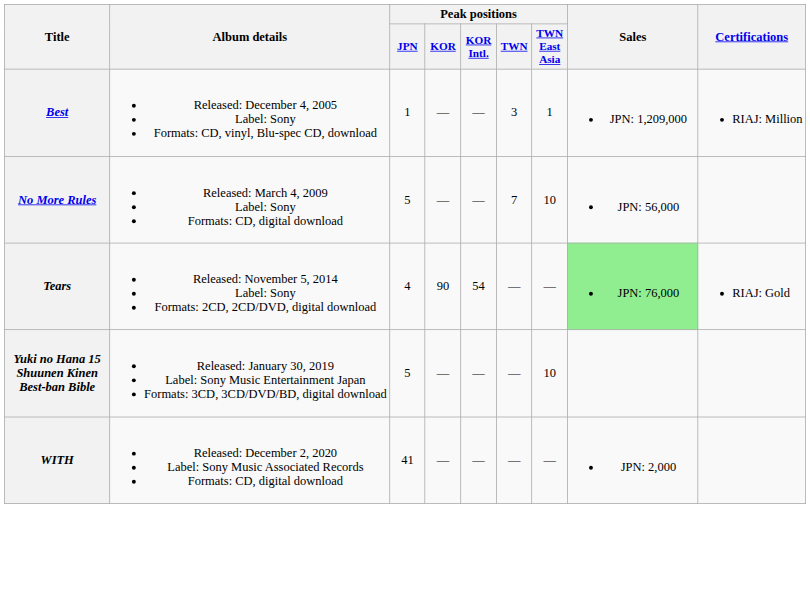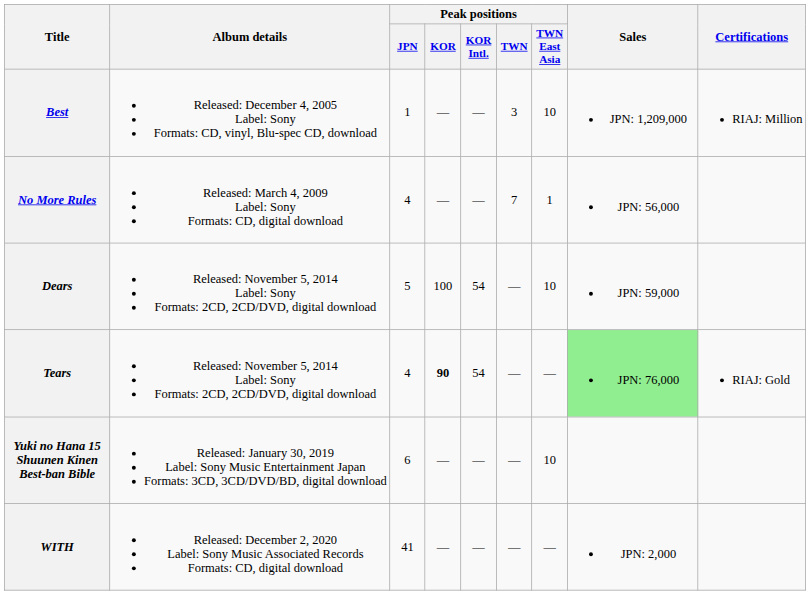(550, 112) 1 -> (550, 112) 10
(407, 199) 5 -> (407, 199) 4
(550, 199) 10 -> (550, 199) 1
+ row: (57, 286)
(443, 286) normal -> (443, 373) bold
(407, 373) 5 -> (407, 460) 6
